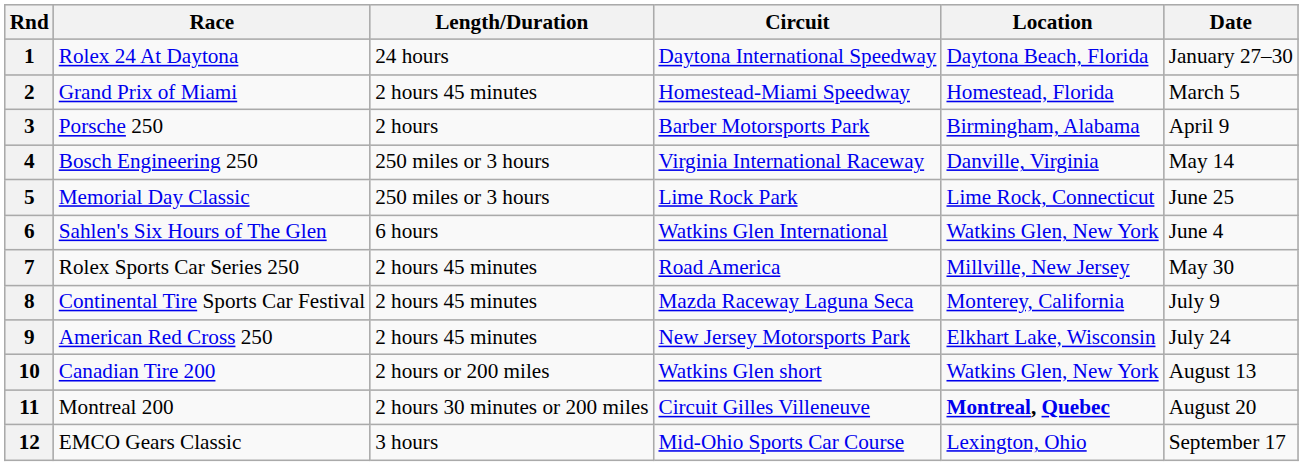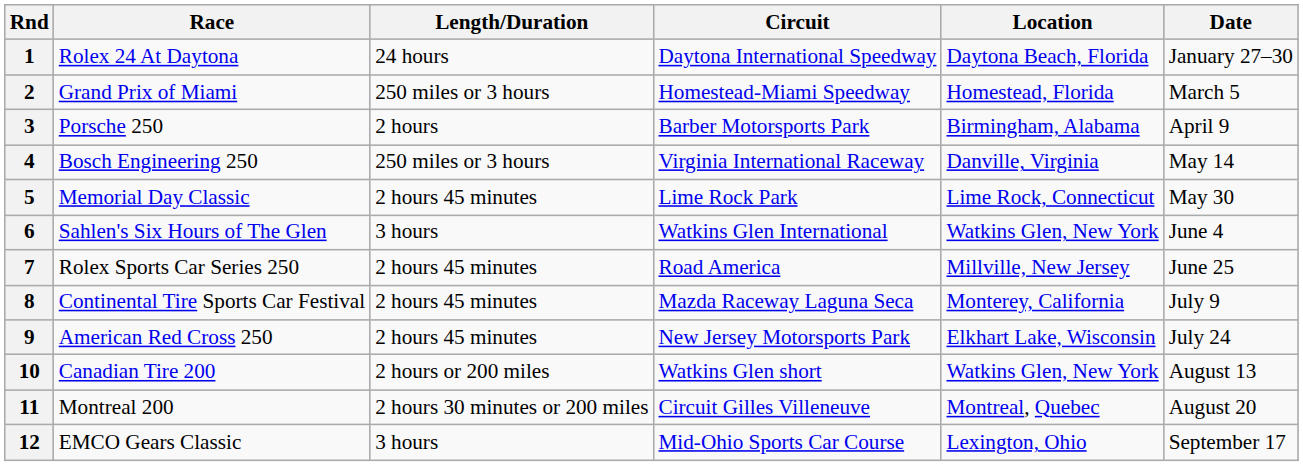(456, 91) 2 hours 45 minutes -> (462, 91) 250 miles or 3 hours
(462, 196) 250 miles or 3 hours -> (456, 196) 2 hours 45 minutes
(1201, 196) June 25 -> (1201, 196) May 30
(407, 231) 6 hours -> (407, 231) 3 hours
(1201, 266) May 30 -> (1201, 266) June 25
(1028, 406) bold -> (1023, 406) normal
